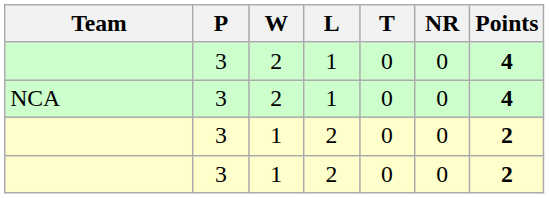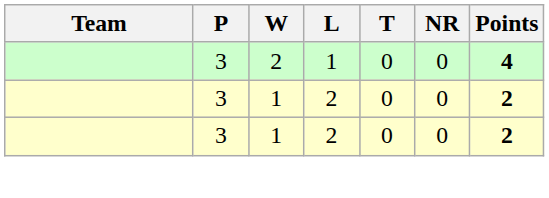- row: (35, 98)
